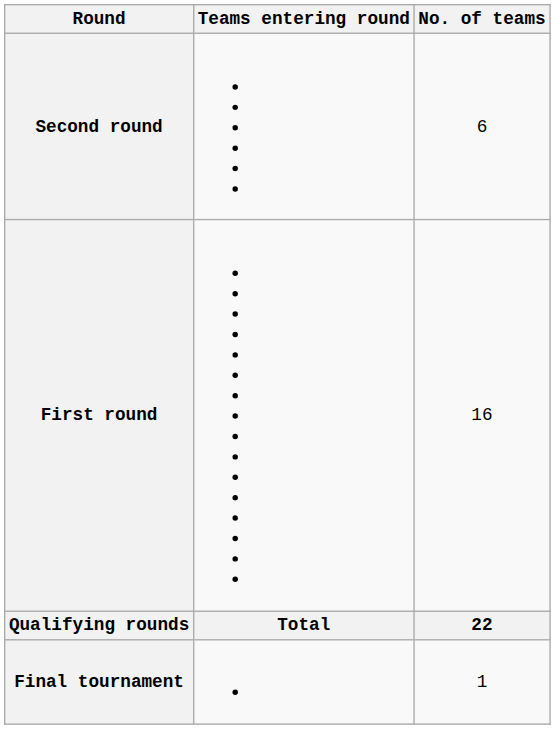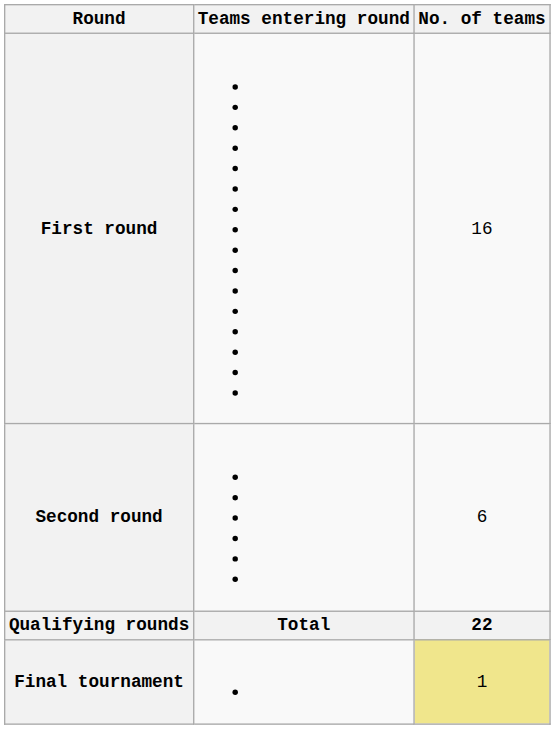rows swapped: (99, 415) <-> (99, 127)
(482, 682) no background -> (482, 682) khaki background
